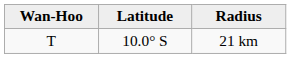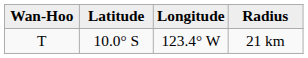+ column: (191, 16)
